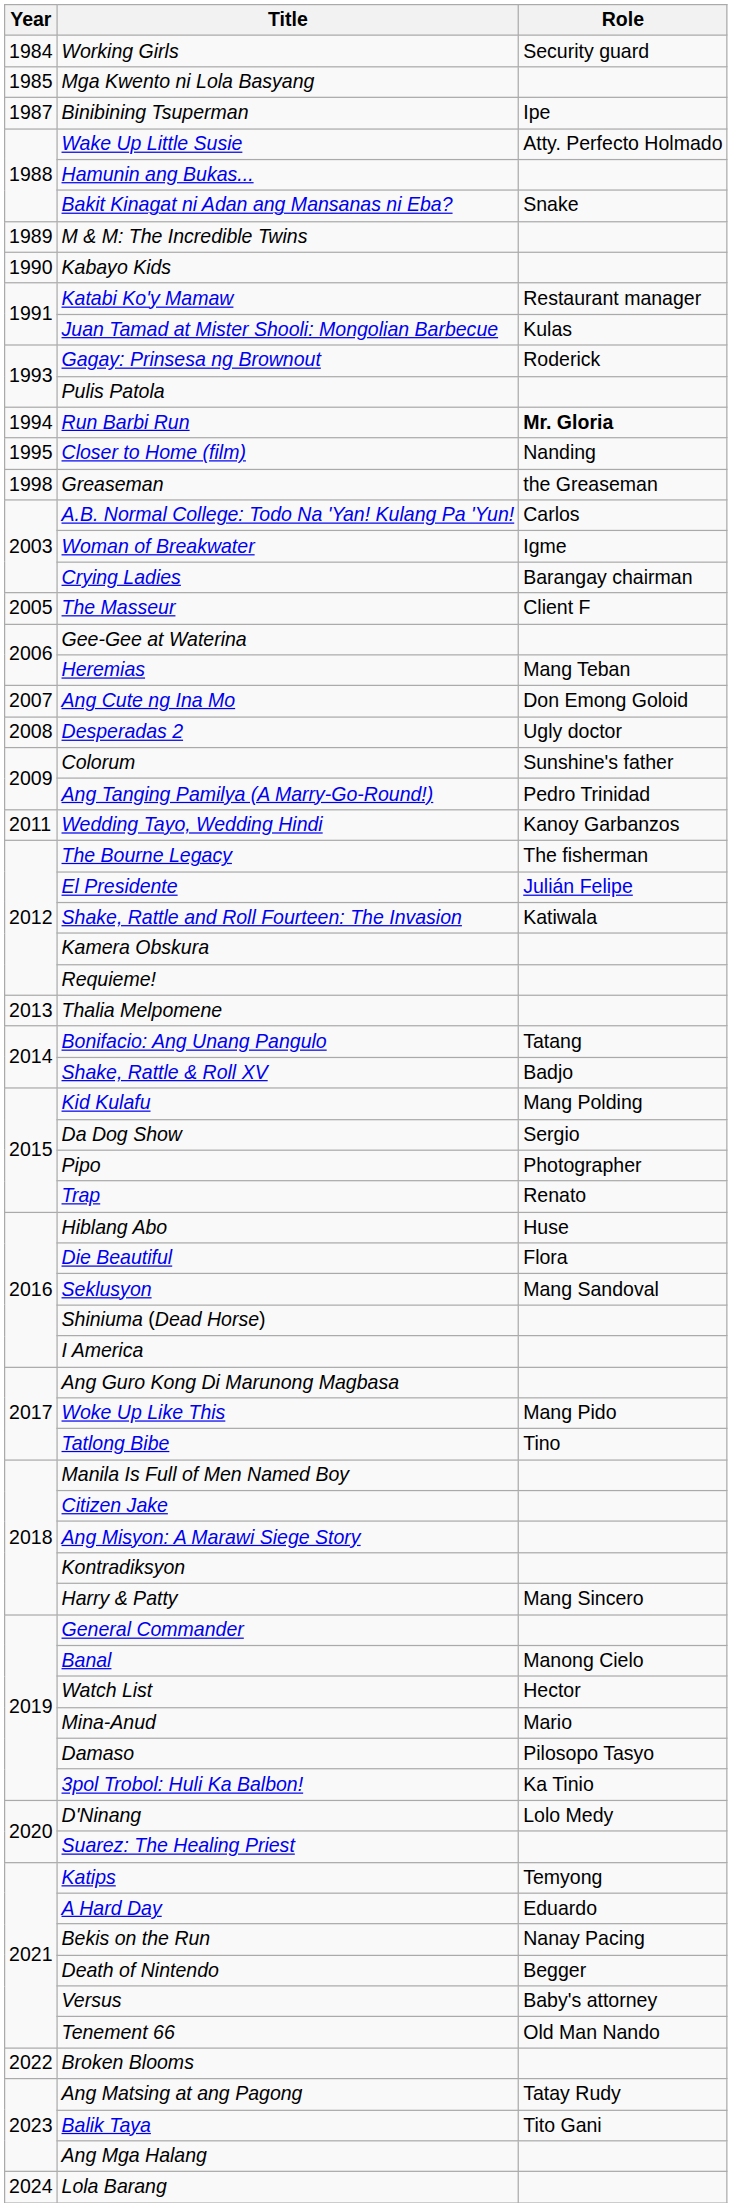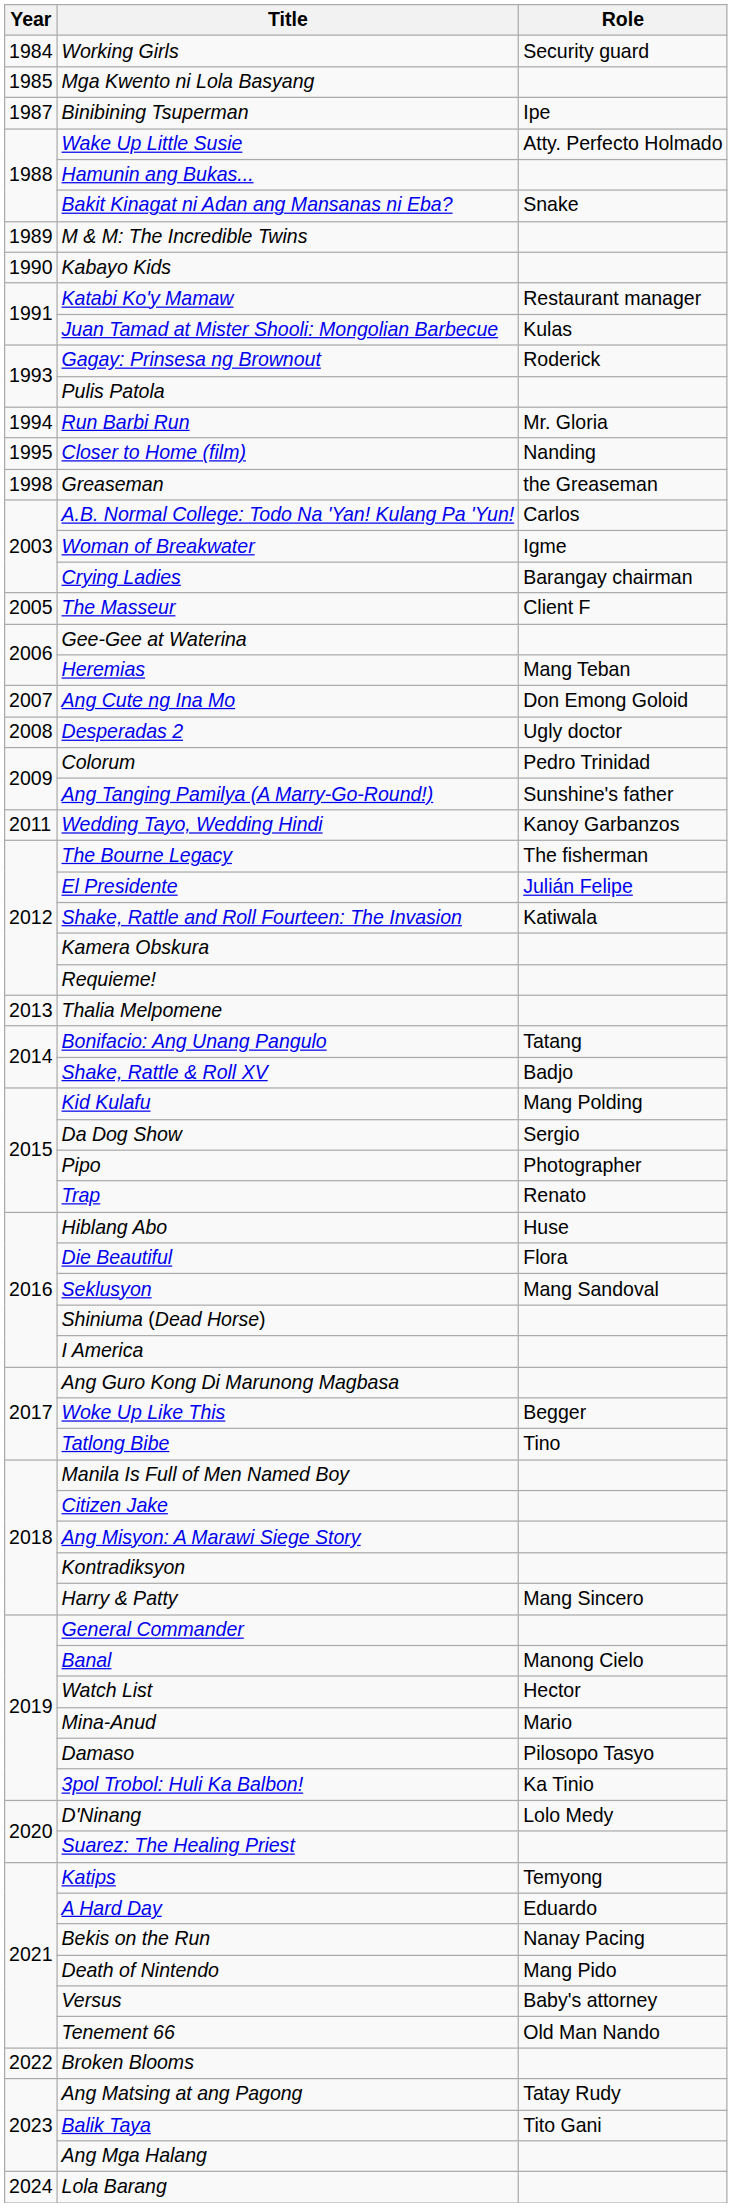(568, 422) bold -> (566, 422) normal
(598, 762) Sunshine's father -> (587, 762) Pedro Trinidad
(587, 793) Pedro Trinidad -> (598, 793) Sunshine's father
(570, 1413) Mang Pido -> (555, 1413) Begger
(555, 1970) Begger -> (570, 1970) Mang Pido
